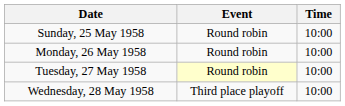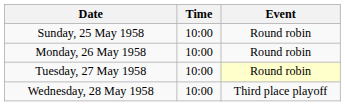columns swapped: (319, 14) <-> (237, 14)
